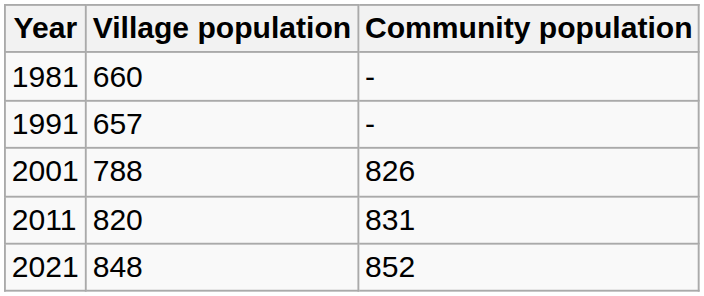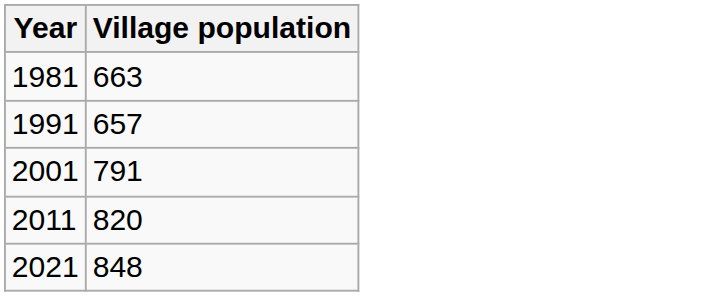- column: (529, 28)
(118, 76) 660 -> (118, 76) 663
(118, 171) 788 -> (118, 171) 791
